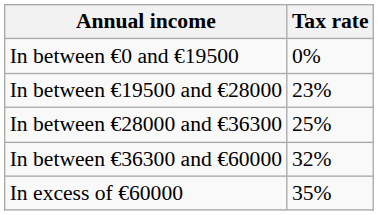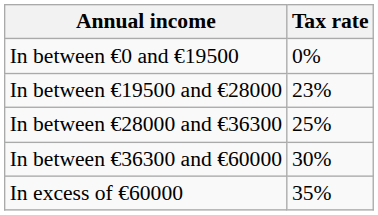(312, 158) 32% -> (312, 158) 30%
